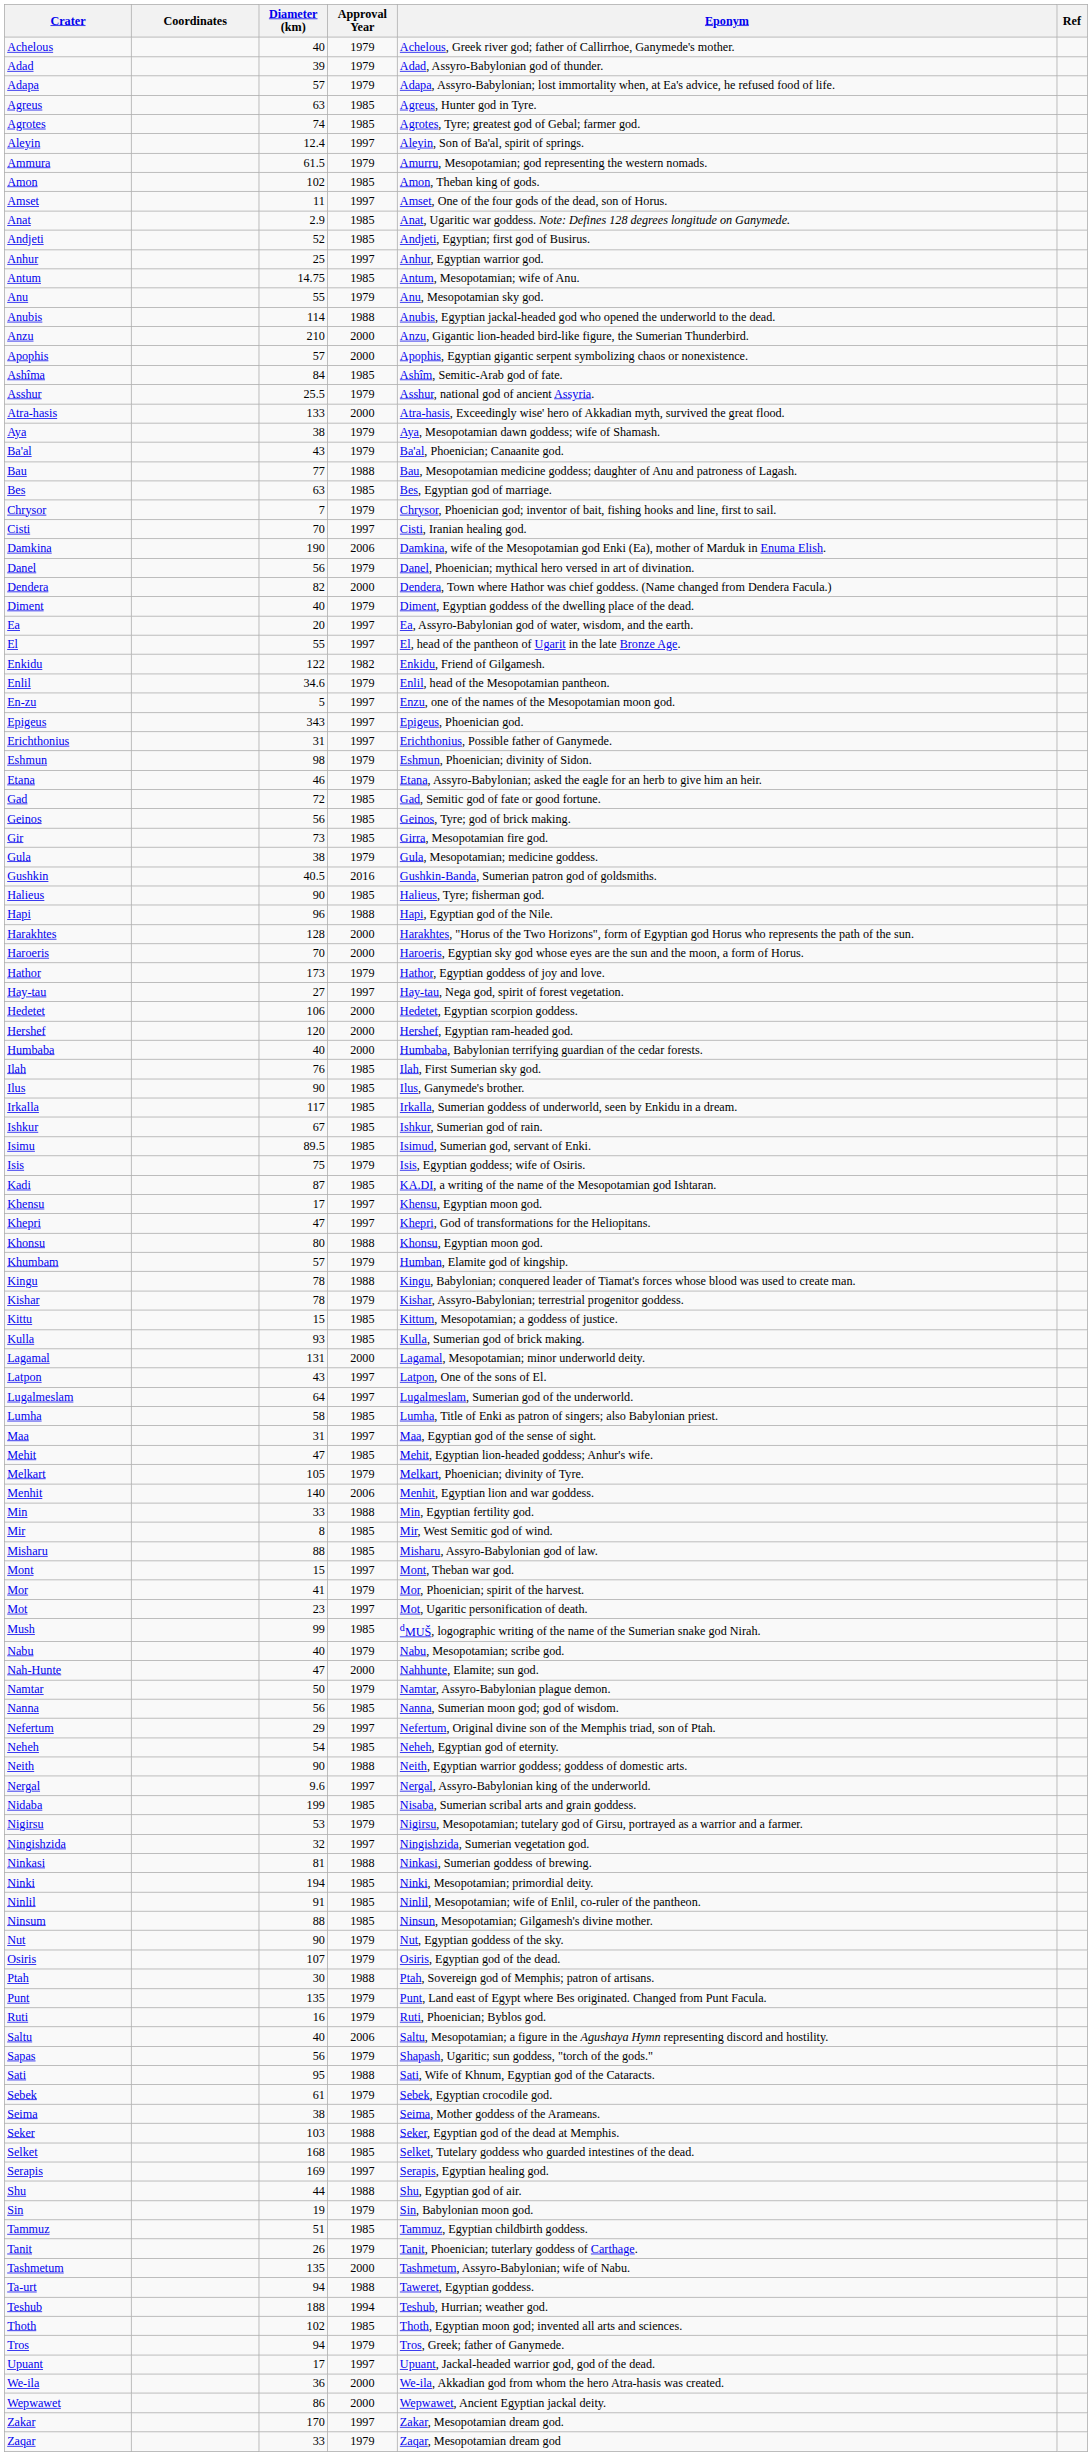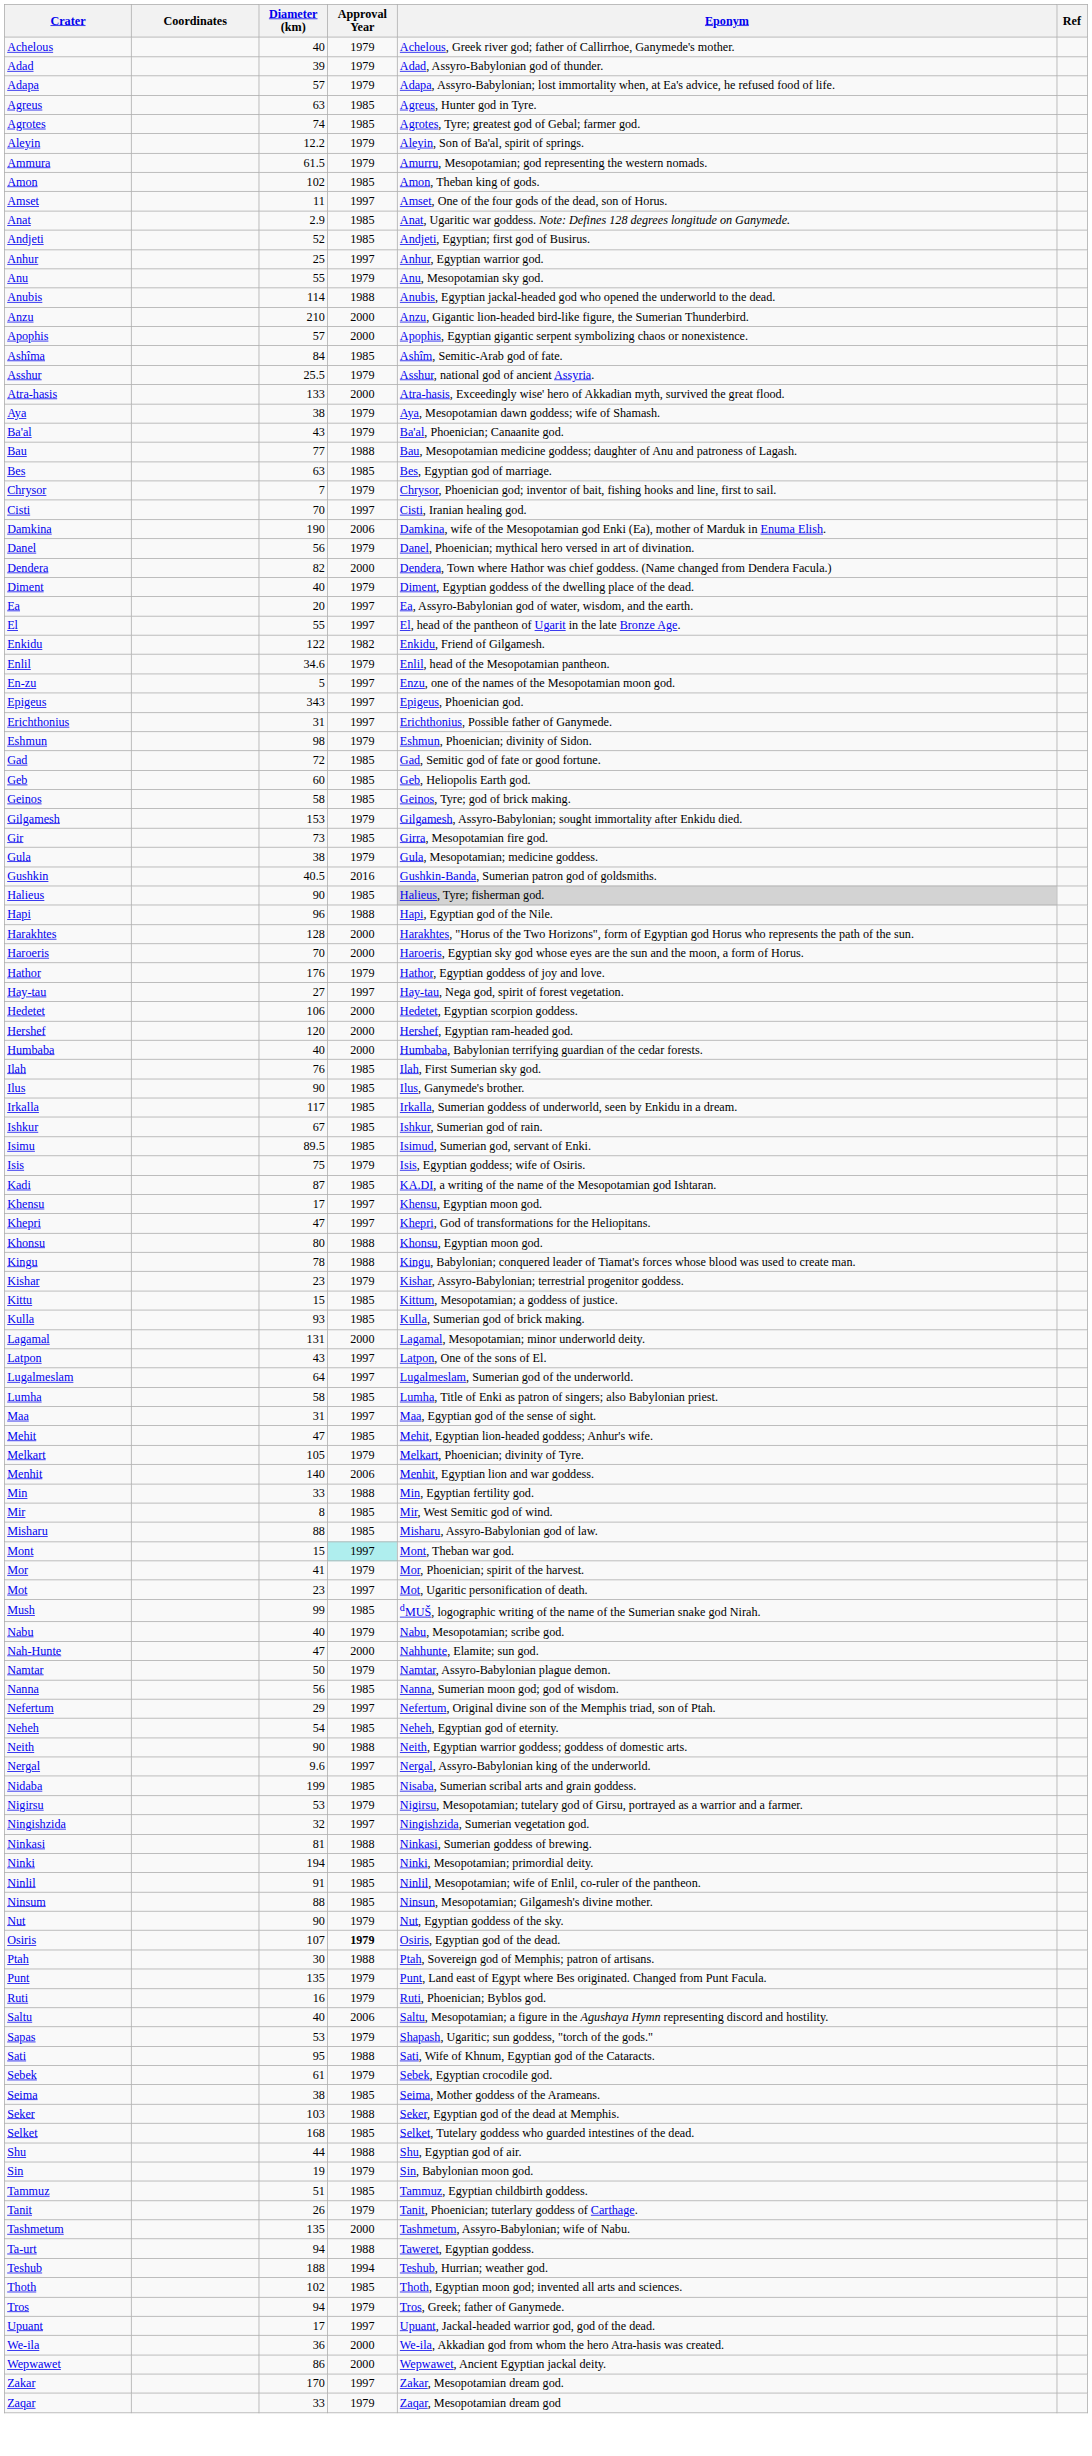(314, 143) 12.4 -> (314, 143) 12.2
(362, 143) 1997 -> (362, 143) 1979
- row: (24, 278)
- row: (21, 779)
+ row: (17, 779)
(319, 818) 56 -> (319, 799) 58
+ row: (34, 818)
(472, 895) no background -> (472, 895) lightgrey background
(316, 972) 173 -> (316, 972) 176
- row: (33, 1262)
(319, 1300) 78 -> (319, 1281) 23
(362, 1570) no background -> (362, 1551) paleturquoise background
(362, 1959) normal -> (362, 1940) bold
(319, 2056) 56 -> (319, 2036) 53
- row: (25, 2171)
